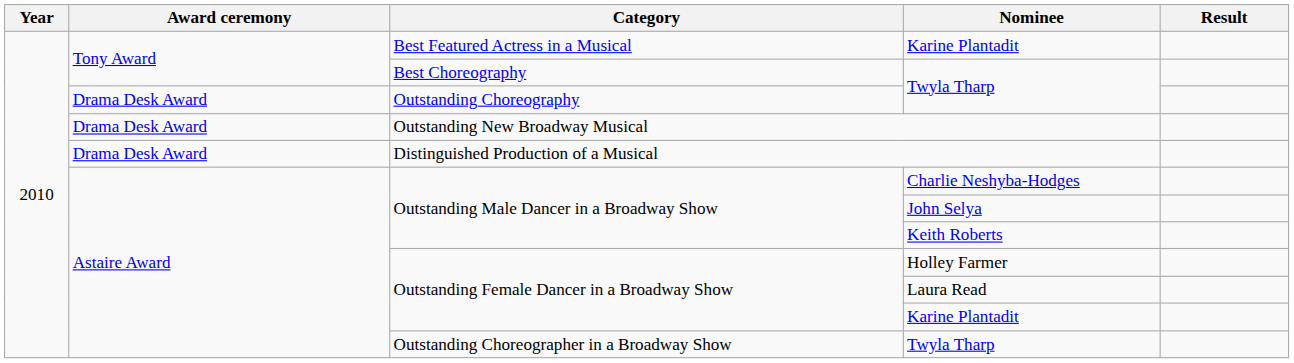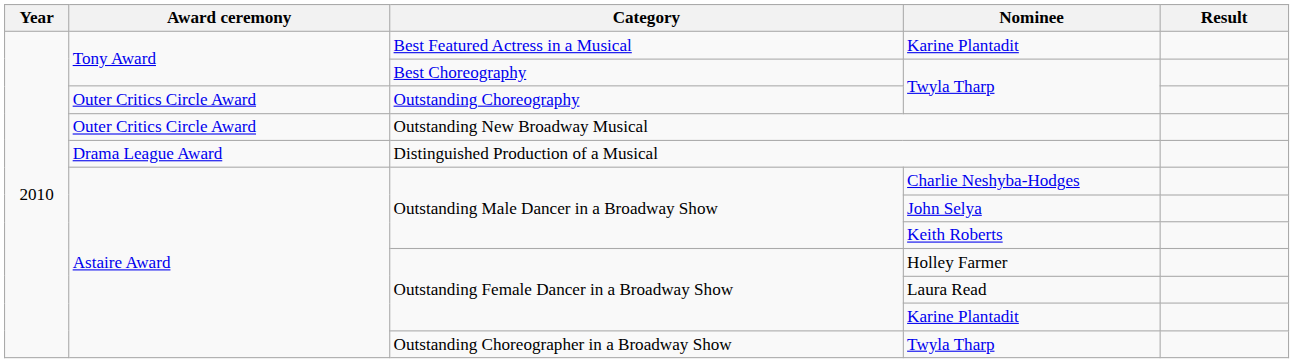(140, 99) Drama Desk Award -> (164, 99) Outer Critics Circle Award
(140, 126) Drama Desk Award -> (164, 126) Outer Critics Circle Award
(140, 153) Drama Desk Award -> (147, 153) Drama League Award
